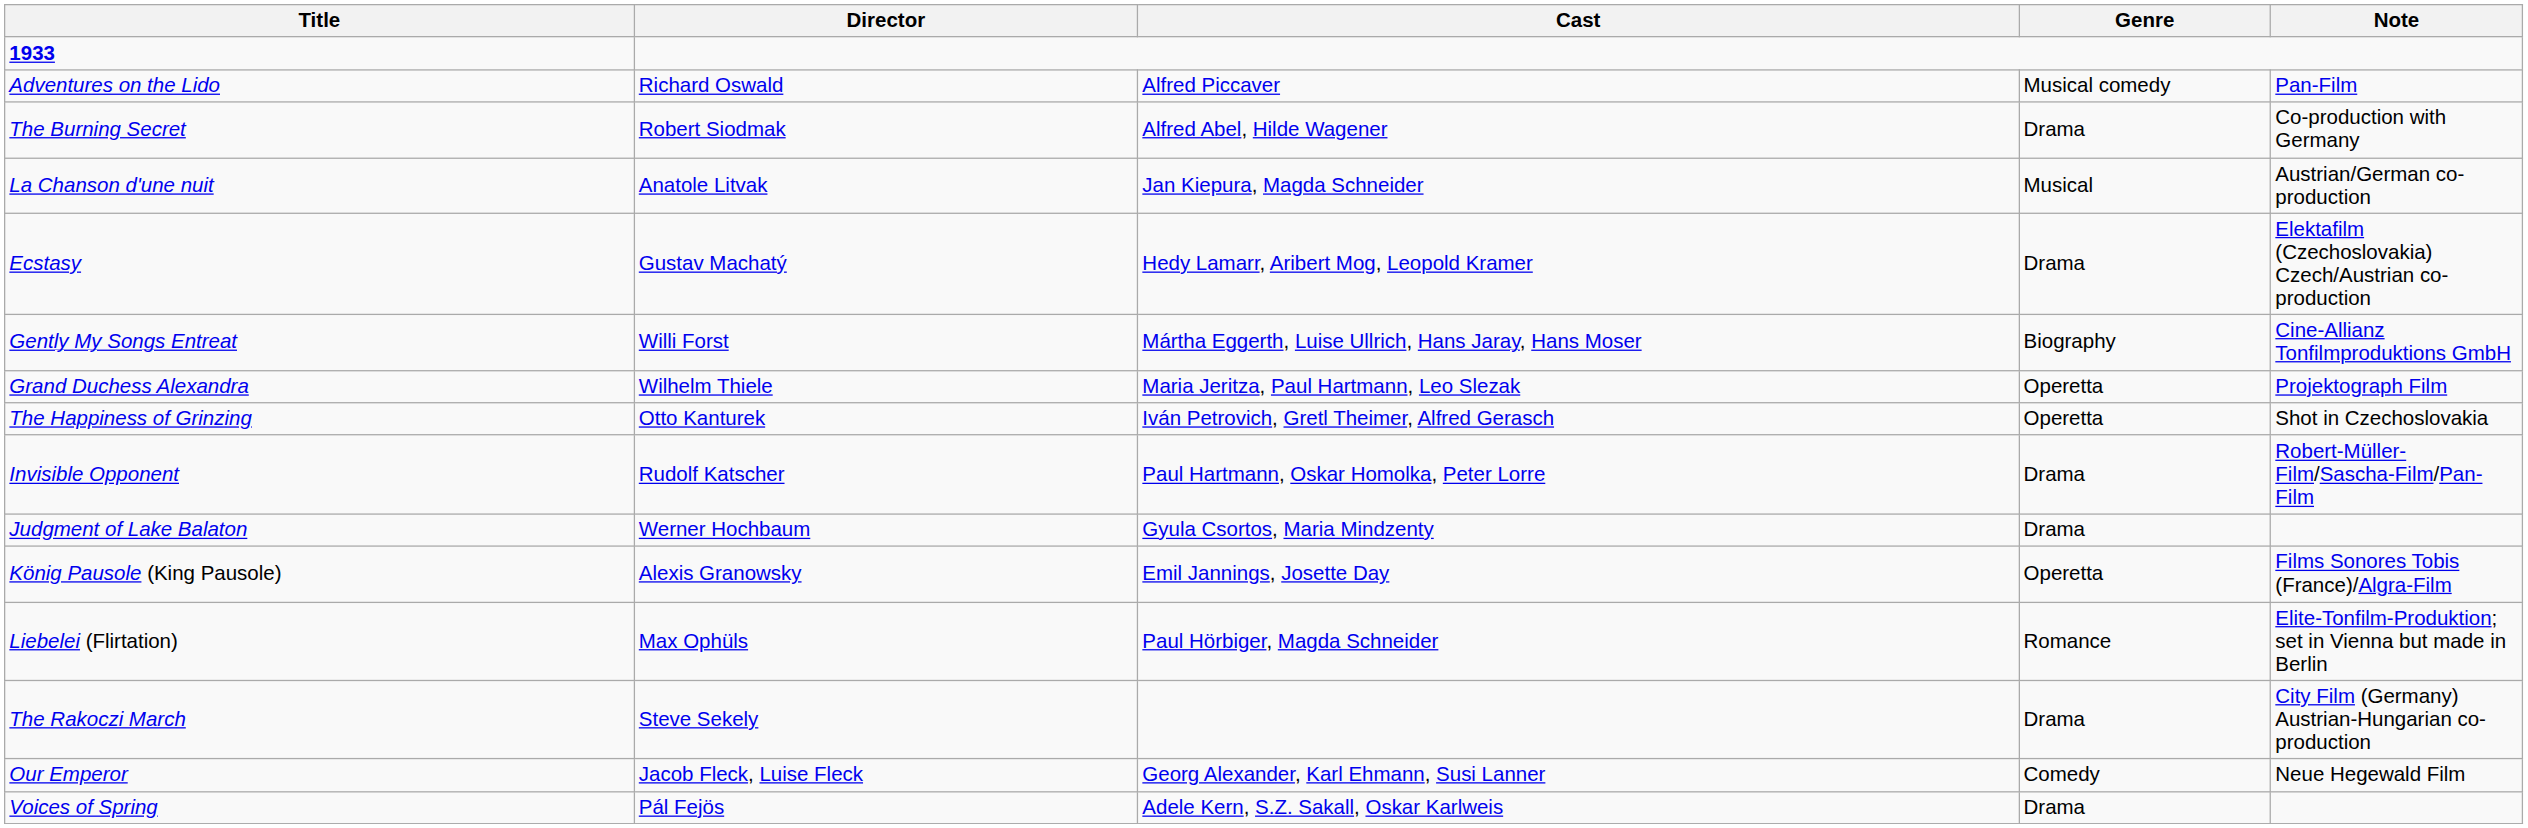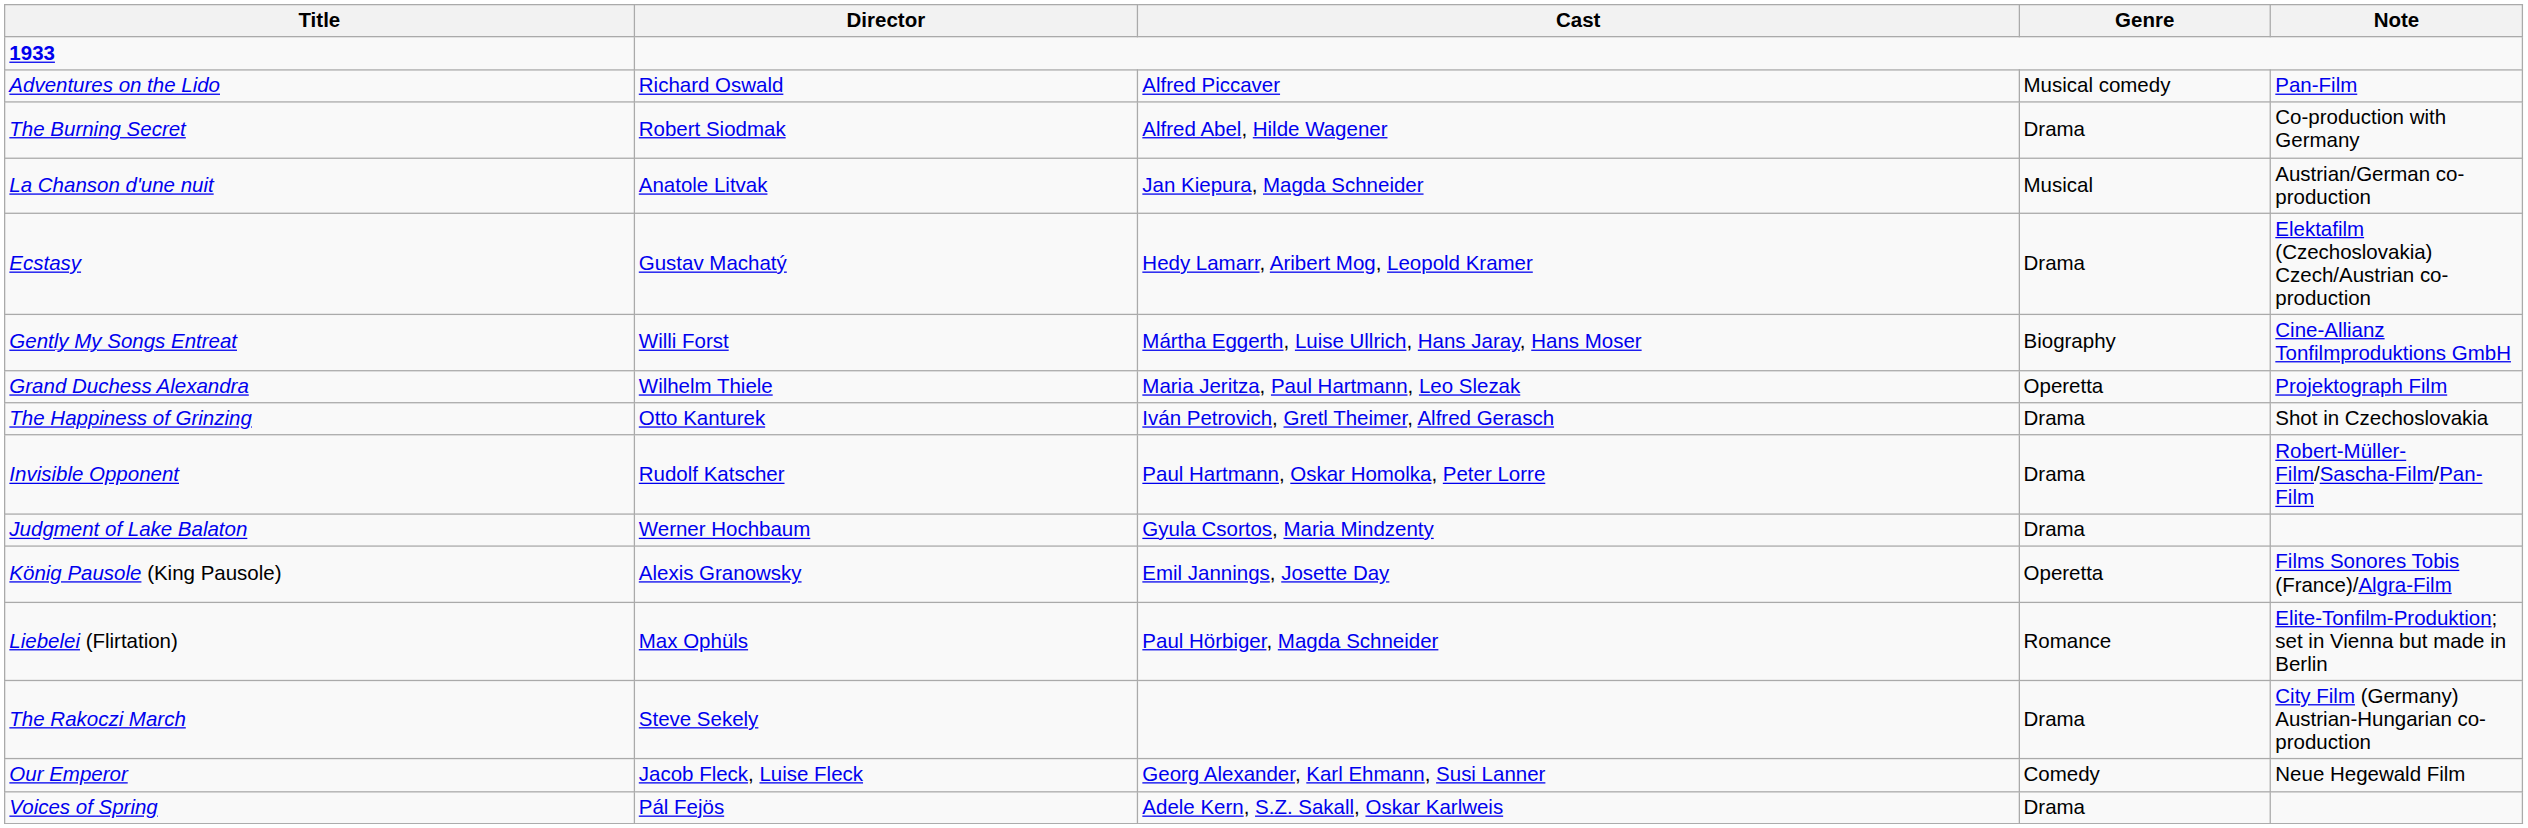(2063, 418) Operetta -> (2054, 418) Drama
